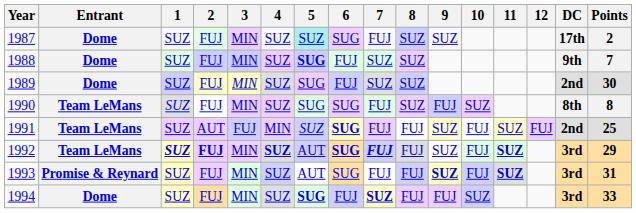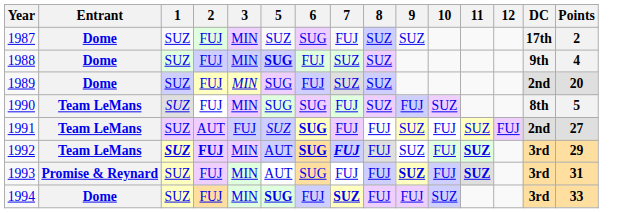- column: (278, 16)
(311, 38) paleturquoise background -> (278, 38) no background
(610, 61) 7 -> (577, 61) 4
(610, 83) 30 -> (577, 83) 20
(610, 106) 8 -> (577, 106) 5
(610, 128) 25 -> (577, 128) 27
